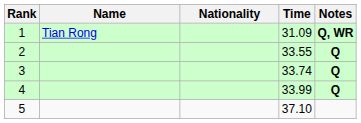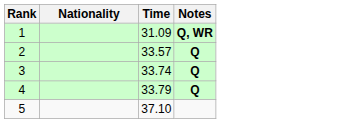- column: (110, 14)
(297, 52) 33.55 -> (156, 52) 33.57
(297, 90) 33.99 -> (156, 90) 33.79
